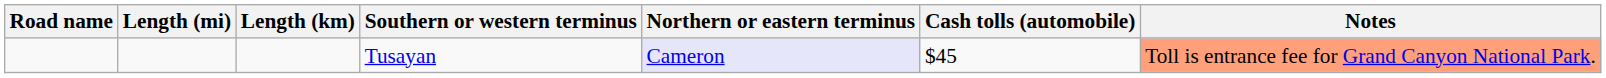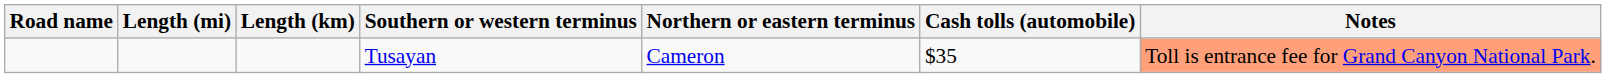(686, 55) lavender background -> (686, 55) no background
(941, 55) $45 -> (941, 55) $35
